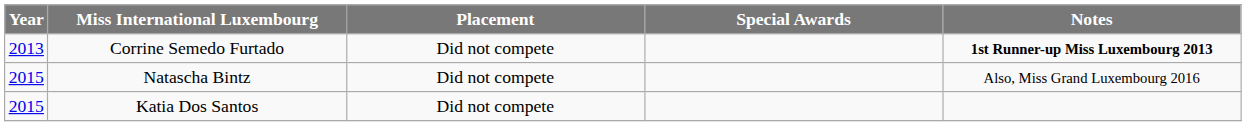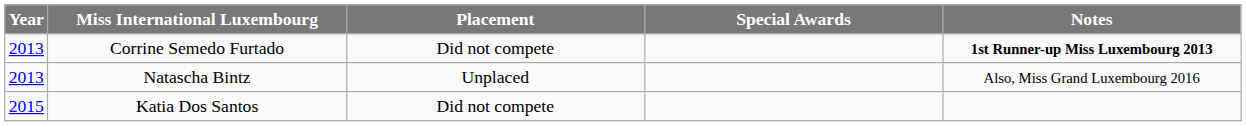(26, 77) 2015 -> (26, 77) 2013
(495, 77) Did not compete -> (495, 77) Unplaced
